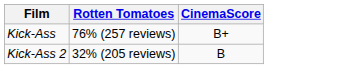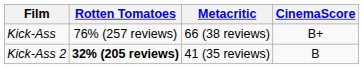+ column: (227, 14)
(124, 53) normal -> (125, 53) bold
